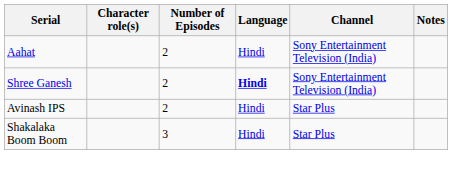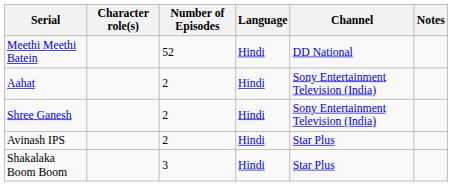+ row: (42, 51)
(252, 83) bold -> (251, 115) normal
